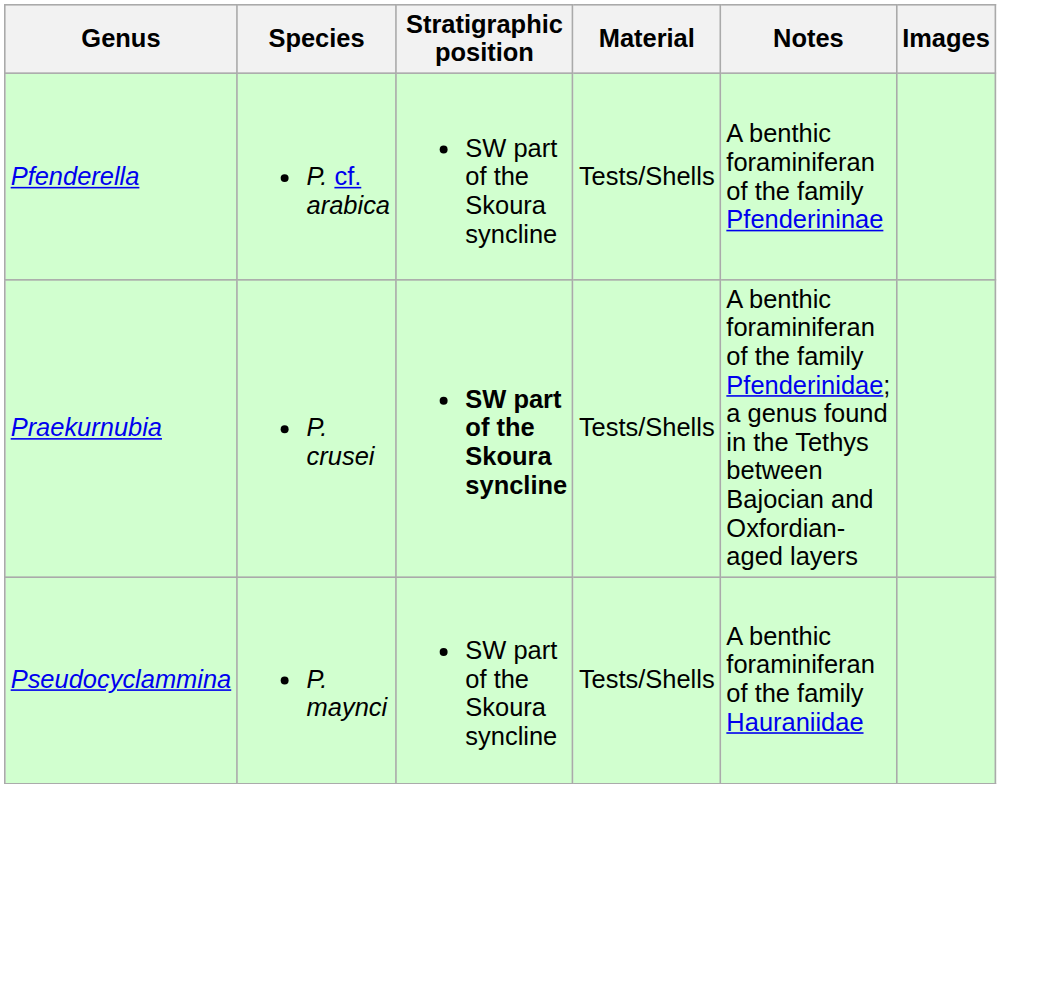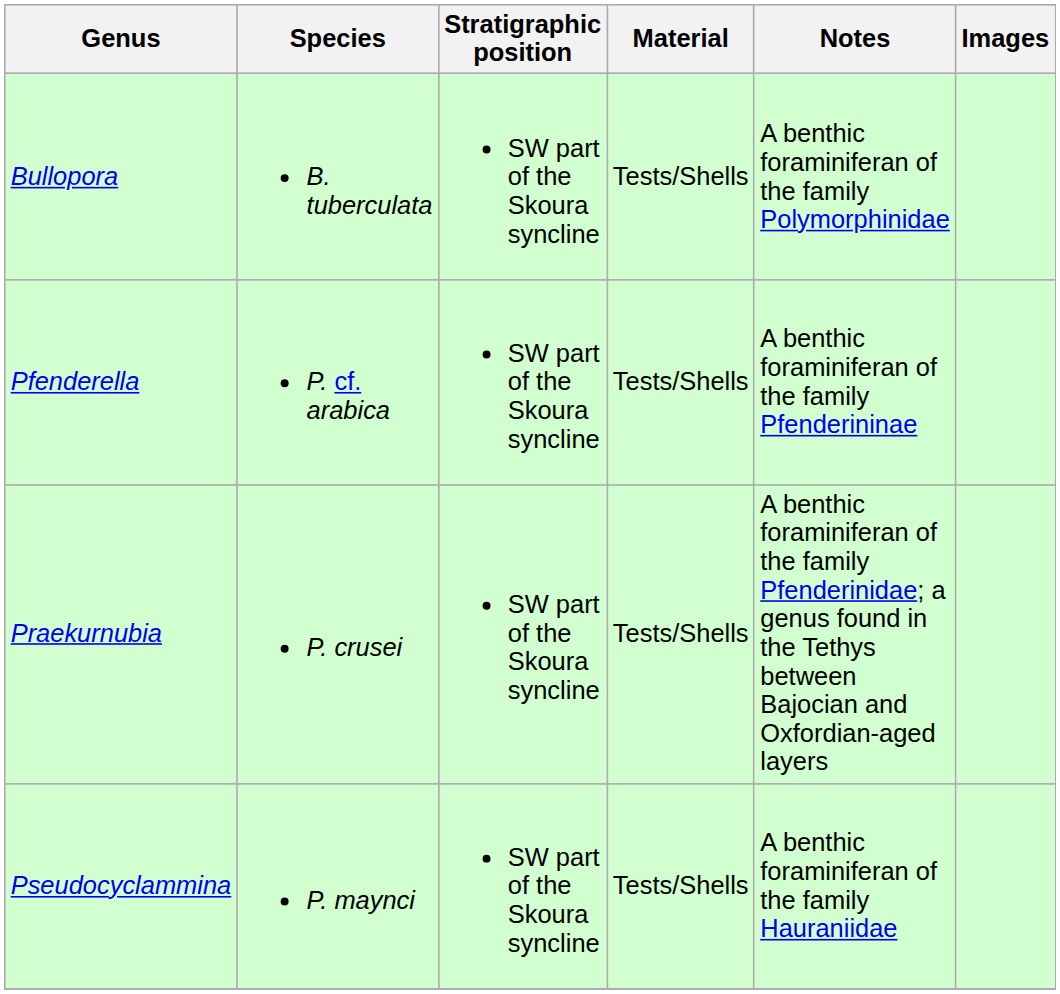+ row: (64, 176)
(484, 443) bold -> (523, 648) normal
